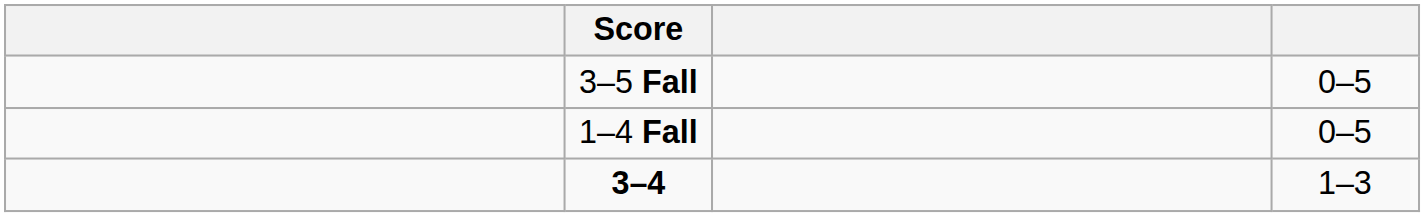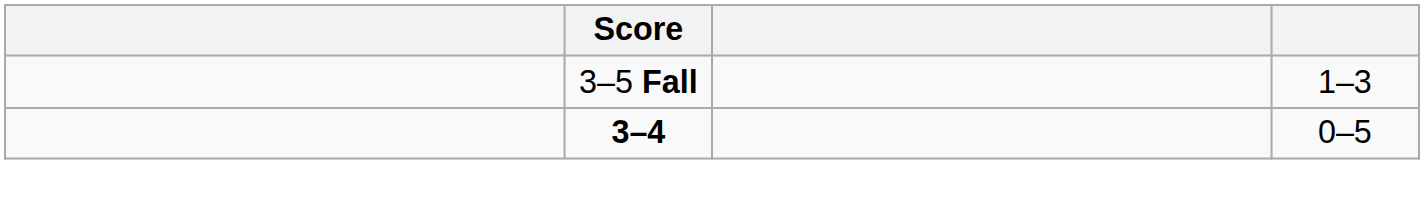(1345, 81) 0–5 -> (1345, 81) 1–3
- row: (638, 132)
(1345, 183) 1–3 -> (1345, 132) 0–5
